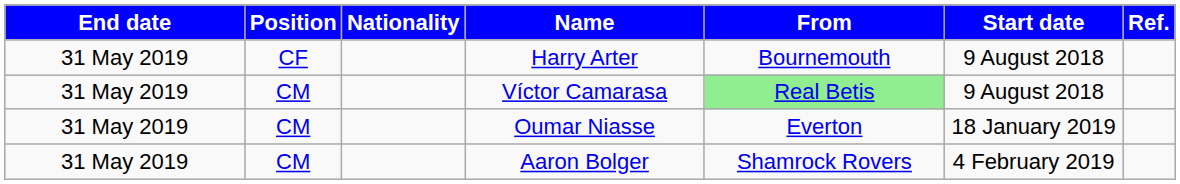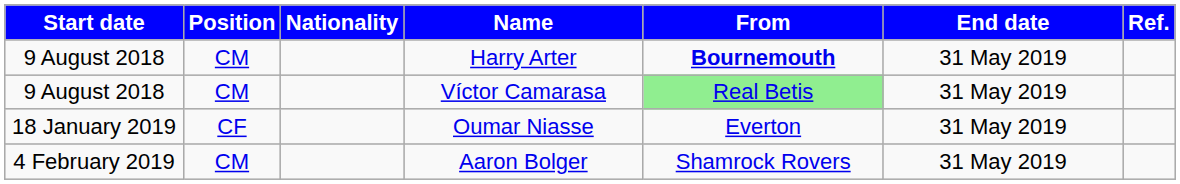columns swapped: (1034, 23) <-> (125, 23)
(293, 57) CF -> (232, 57) CM
(824, 57) normal -> (763, 57) bold
(293, 127) CM -> (232, 127) CF
